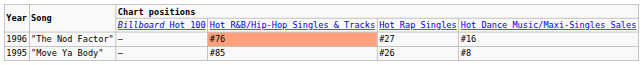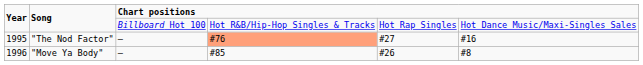(17, 39) 1996 -> (17, 39) 1995
(17, 53) 1995 -> (17, 53) 1996
